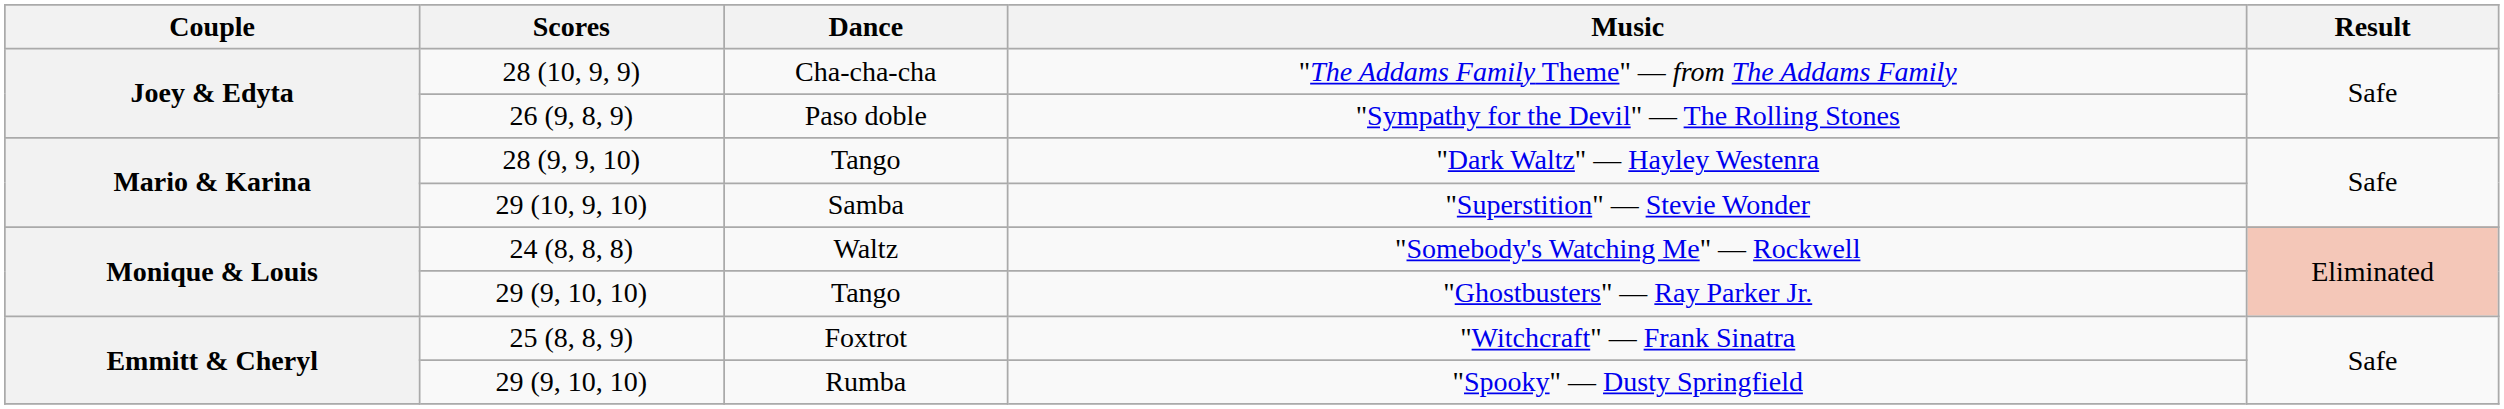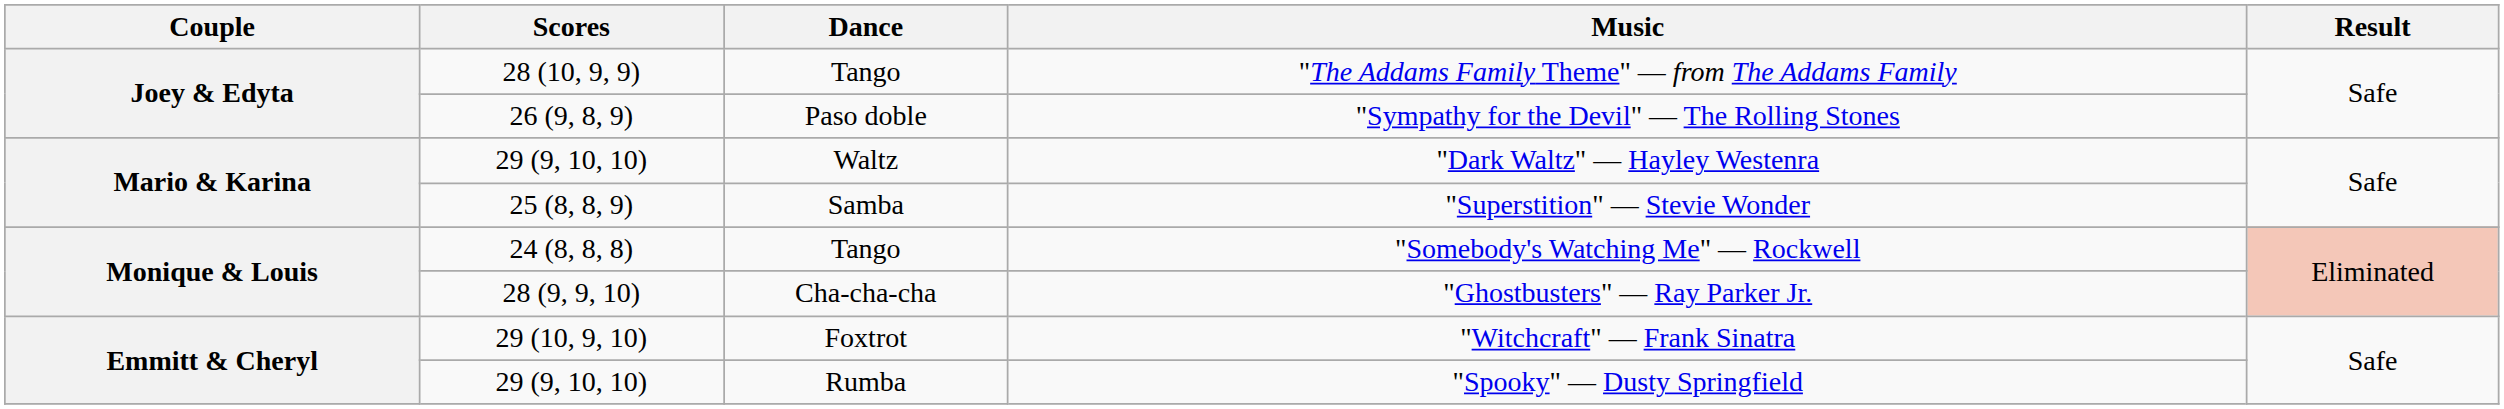(866, 71) Cha-cha-cha -> (866, 71) Tango
(571, 159) 28 (9, 9, 10) -> (571, 159) 29 (9, 10, 10)
(866, 159) Tango -> (866, 159) Waltz
(571, 204) 29 (10, 9, 10) -> (571, 204) 25 (8, 8, 9)
(866, 248) Waltz -> (866, 248) Tango
(571, 293) 29 (9, 10, 10) -> (571, 293) 28 (9, 9, 10)
(866, 293) Tango -> (866, 293) Cha-cha-cha
(571, 337) 25 (8, 8, 9) -> (571, 337) 29 (10, 9, 10)
